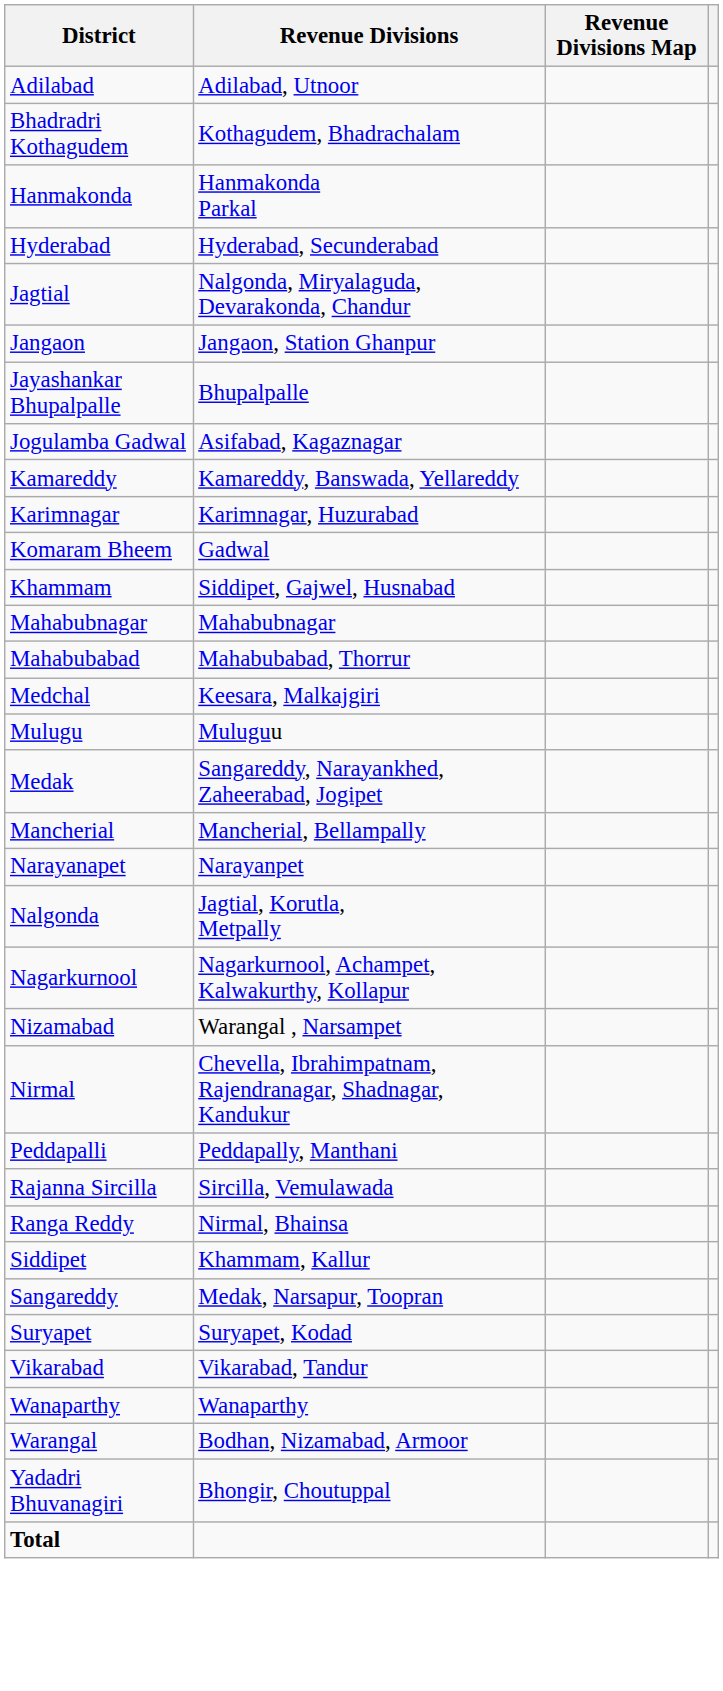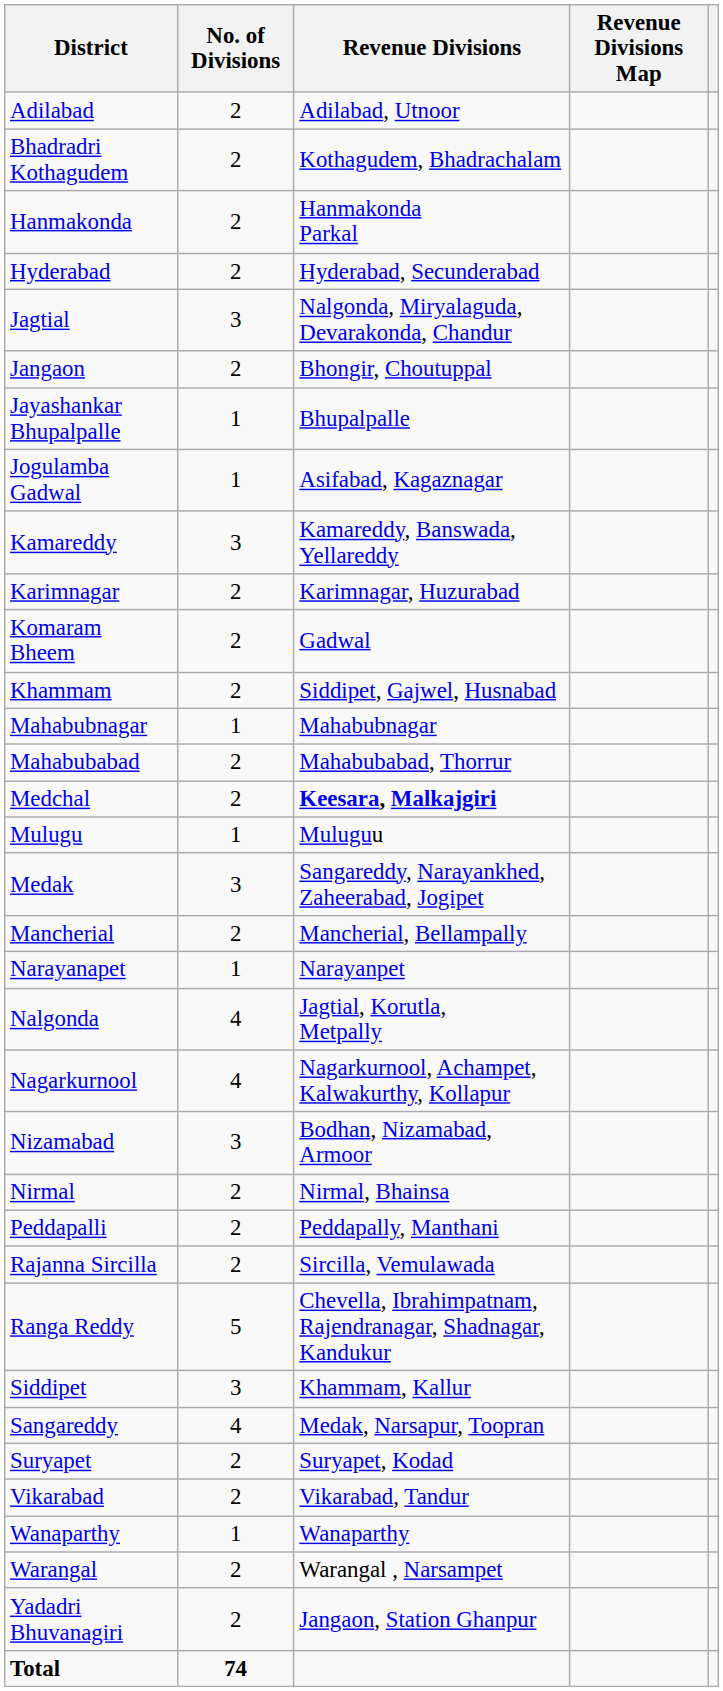+ column: (236, 48)
(317, 343) Jangaon, Station Ghanpur -> (396, 369) Bhongir, Choutuppal
(289, 695) normal -> (398, 798) bold
(300, 1026) Warangal , Narsampet -> (396, 1142) Bodhan, Nizamabad, Armoor
(321, 1088) Chevella, Ibrahimpatnam, Rajendranagar, Shadnagar, Kandukur -> (374, 1191) Nirmal, Bhainsa
(273, 1223) Nirmal, Bhainsa -> (422, 1326) Chevella, Ibrahimpatnam, Rajendranagar, Shadnagar, Kandukur
(333, 1441) Bodhan, Nizamabad, Armoor -> (401, 1569) Warangal , Narsampet
(294, 1490) Bhongir, Choutuppal -> (418, 1619) Jangaon, Station Ghanpur
